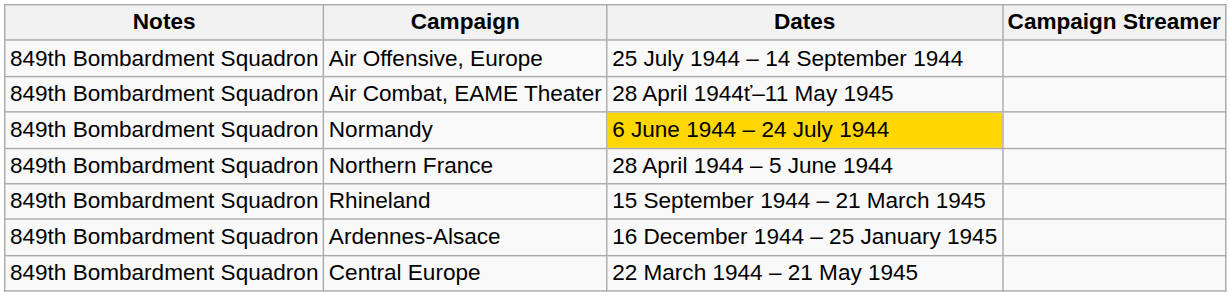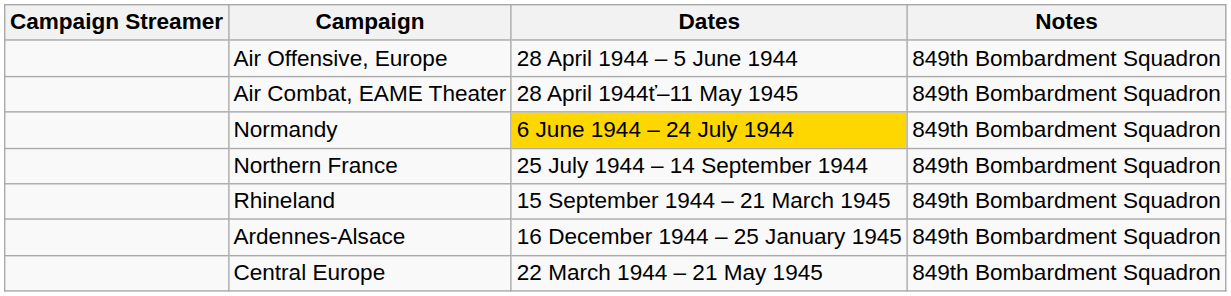columns swapped: (1114, 22) <-> (164, 22)
(788, 58) 25 July 1944 – 14 September 1944 -> (657, 58) 28 April 1944 – 5 June 1944
(753, 165) 28 April 1944 – 5 June 1944 -> (692, 165) 25 July 1944 – 14 September 1944
